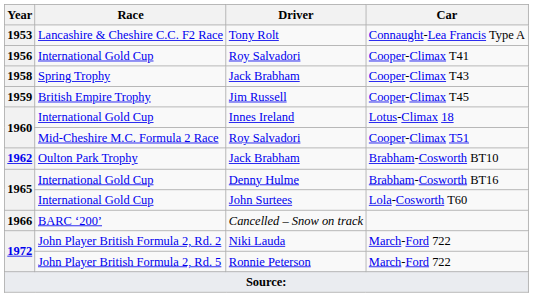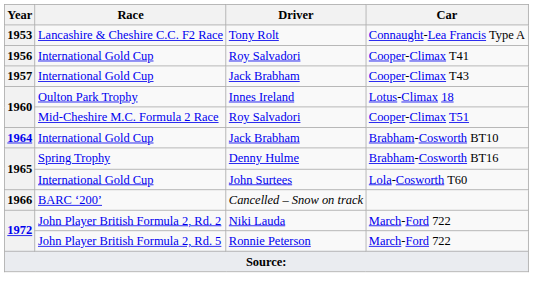(20, 76) 1958 -> (20, 76) 1957
(74, 76) Spring Trophy -> (96, 76) International Gold Cup
- row: (258, 97)
(96, 117) International Gold Cup -> (88, 97) Oulton Park Trophy
(20, 158) 1962 -> (20, 138) 1964
(88, 158) Oulton Park Trophy -> (96, 138) International Gold Cup
(96, 179) International Gold Cup -> (74, 158) Spring Trophy
